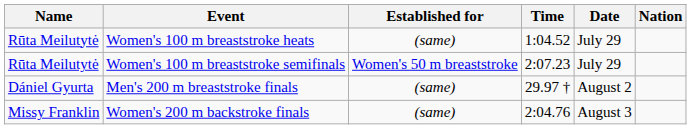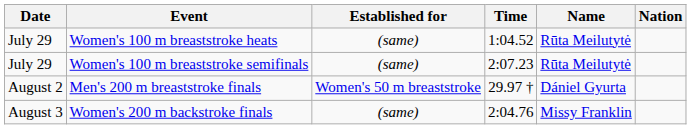columns swapped: (605, 16) <-> (54, 16)
(435, 64) Women's 50 m breaststroke -> (398, 64) (same)
(435, 87) (same) -> (398, 87) Women's 50 m breaststroke
